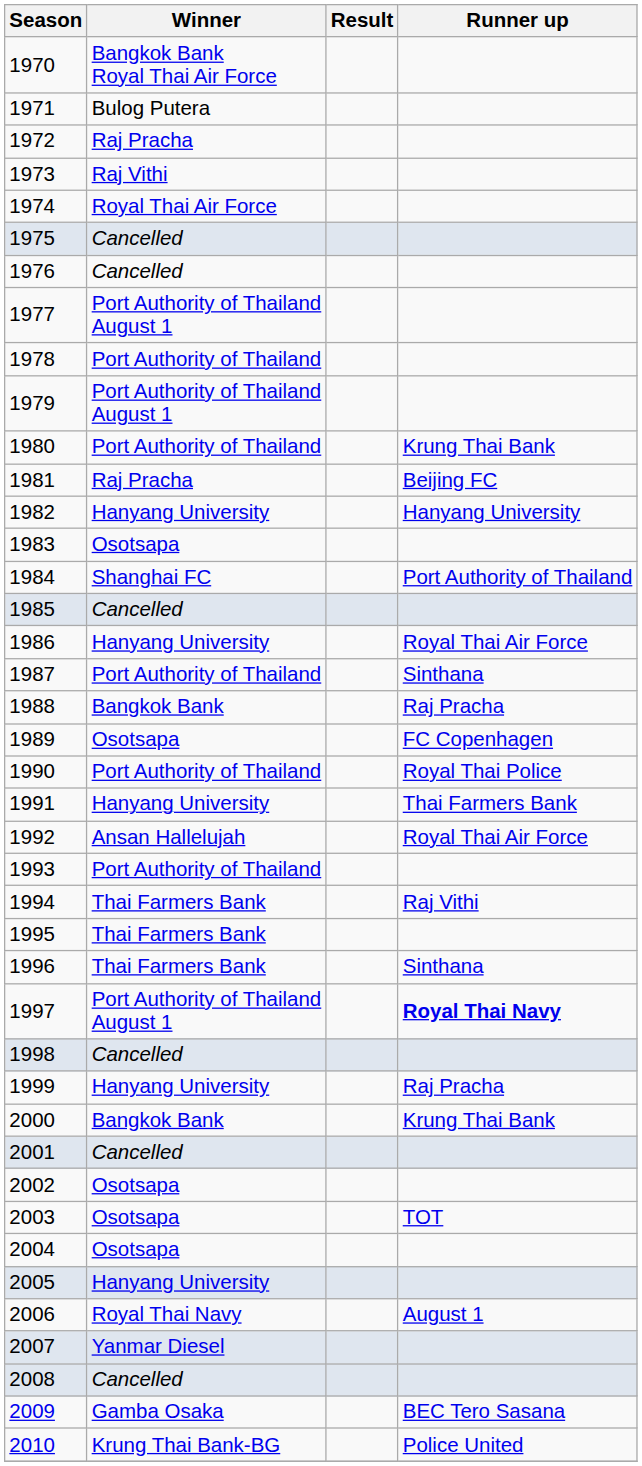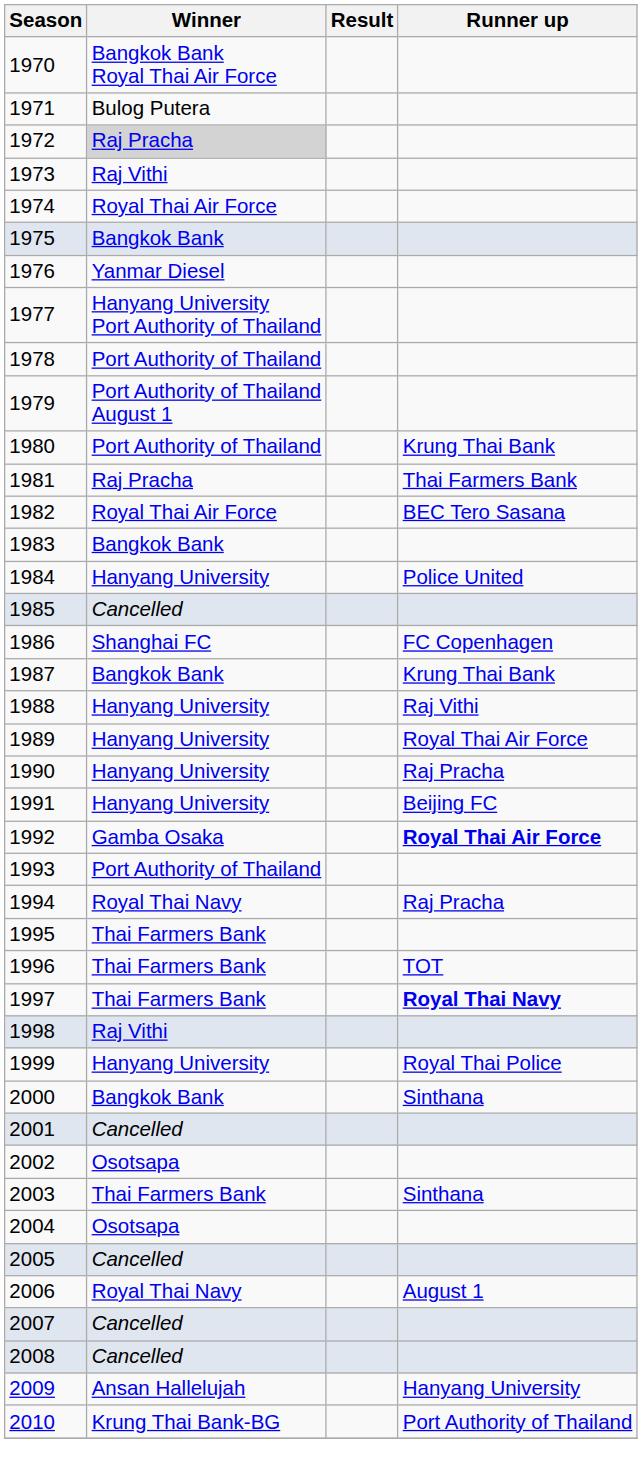(142, 141) no background -> (142, 141) lightgrey background
(137, 238) Cancelled -> (158, 238) Bangkok Bank
(137, 271) Cancelled -> (158, 271) Yanmar Diesel
(206, 315) Port Authority of Thailand August 1 -> (206, 315) Hanyang University Port Authority of Thailand
(450, 479) Beijing FC -> (490, 479) Thai Farmers Bank
(180, 512) Hanyang University -> (184, 512) Royal Thai Air Force
(492, 512) Hanyang University -> (484, 512) BEC Tero Sasana
(135, 544) Osotsapa -> (158, 544) Bangkok Bank
(151, 577) Shanghai FC -> (180, 577) Hanyang University
(518, 577) Port Authority of Thailand -> (463, 577) Police United
(180, 642) Hanyang University -> (151, 642) Shanghai FC
(495, 642) Royal Thai Air Force -> (478, 642) FC Copenhagen
(206, 674) Port Authority of Thailand -> (158, 674) Bangkok Bank
(443, 674) Sinthana -> (479, 674) Krung Thai Bank
(158, 706) Bangkok Bank -> (180, 706) Hanyang University
(453, 706) Raj Pracha -> (441, 706) Raj Vithi
(135, 739) Osotsapa -> (180, 739) Hanyang University
(478, 739) FC Copenhagen -> (495, 739) Royal Thai Air Force
(206, 771) Port Authority of Thailand -> (180, 771) Hanyang University
(482, 771) Royal Thai Police -> (453, 771) Raj Pracha
(490, 804) Thai Farmers Bank -> (450, 804) Beijing FC
(169, 836) Ansan Hallelujah -> (158, 836) Gamba Osaka
(495, 836) normal -> (502, 836) bold
(179, 901) Thai Farmers Bank -> (167, 901) Royal Thai Navy
(441, 901) Raj Vithi -> (453, 901) Raj Pracha
(443, 966) Sinthana -> (423, 966) TOT
(206, 1010) Port Authority of Thailand August 1 -> (179, 999) Thai Farmers Bank
(137, 1054) Cancelled -> (130, 1031) Raj Vithi
(453, 1087) Raj Pracha -> (482, 1064) Royal Thai Police
(479, 1119) Krung Thai Bank -> (443, 1096) Sinthana
(135, 1217) Osotsapa -> (179, 1194) Thai Farmers Bank
(423, 1217) TOT -> (443, 1194) Sinthana
(180, 1282) Hanyang University -> (137, 1259) Cancelled
(158, 1347) Yanmar Diesel -> (137, 1324) Cancelled
(158, 1412) Gamba Osaka -> (169, 1389) Ansan Hallelujah
(484, 1412) BEC Tero Sasana -> (492, 1389) Hanyang University
(463, 1444) Police United -> (518, 1421) Port Authority of Thailand
